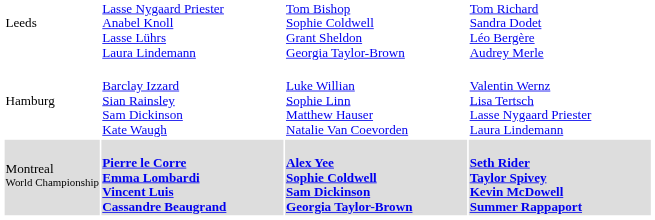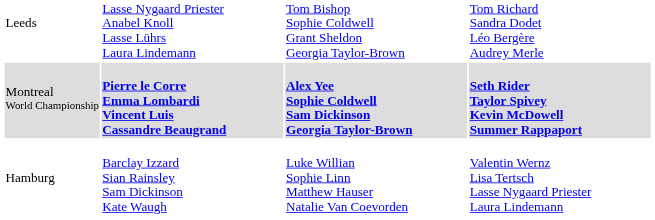rows swapped: (52, 175) <-> (30, 100)
